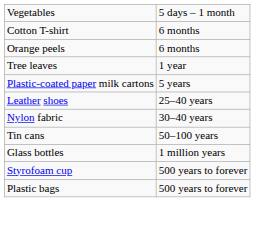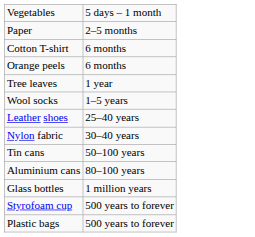+ row: (19, 30)
+ row: (32, 100)
- row: (80, 83)
+ row: (44, 170)
